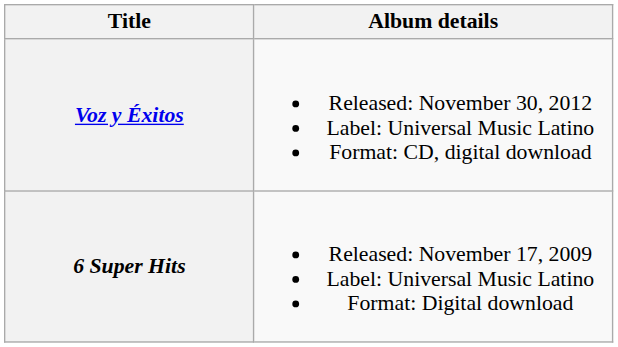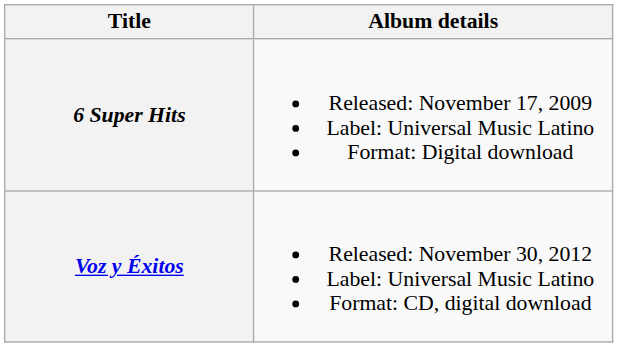rows swapped: (129, 266) <-> (129, 114)
